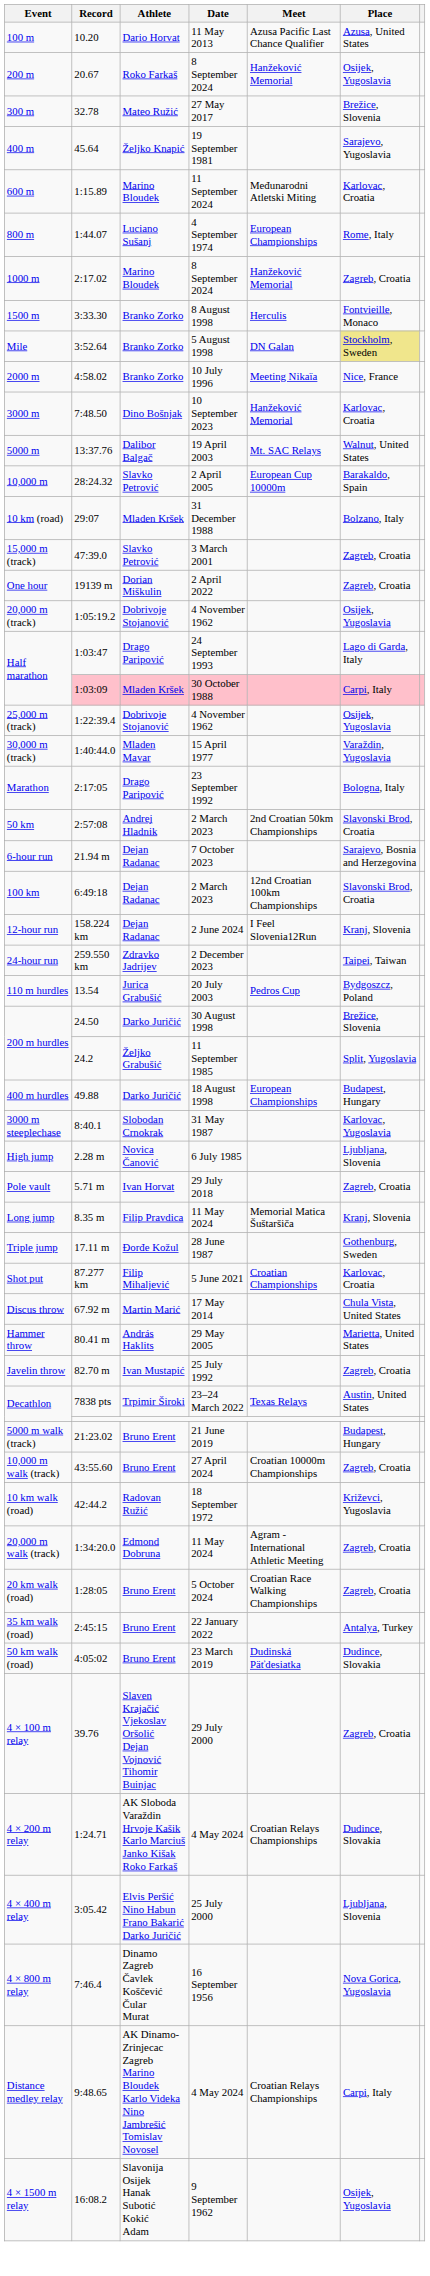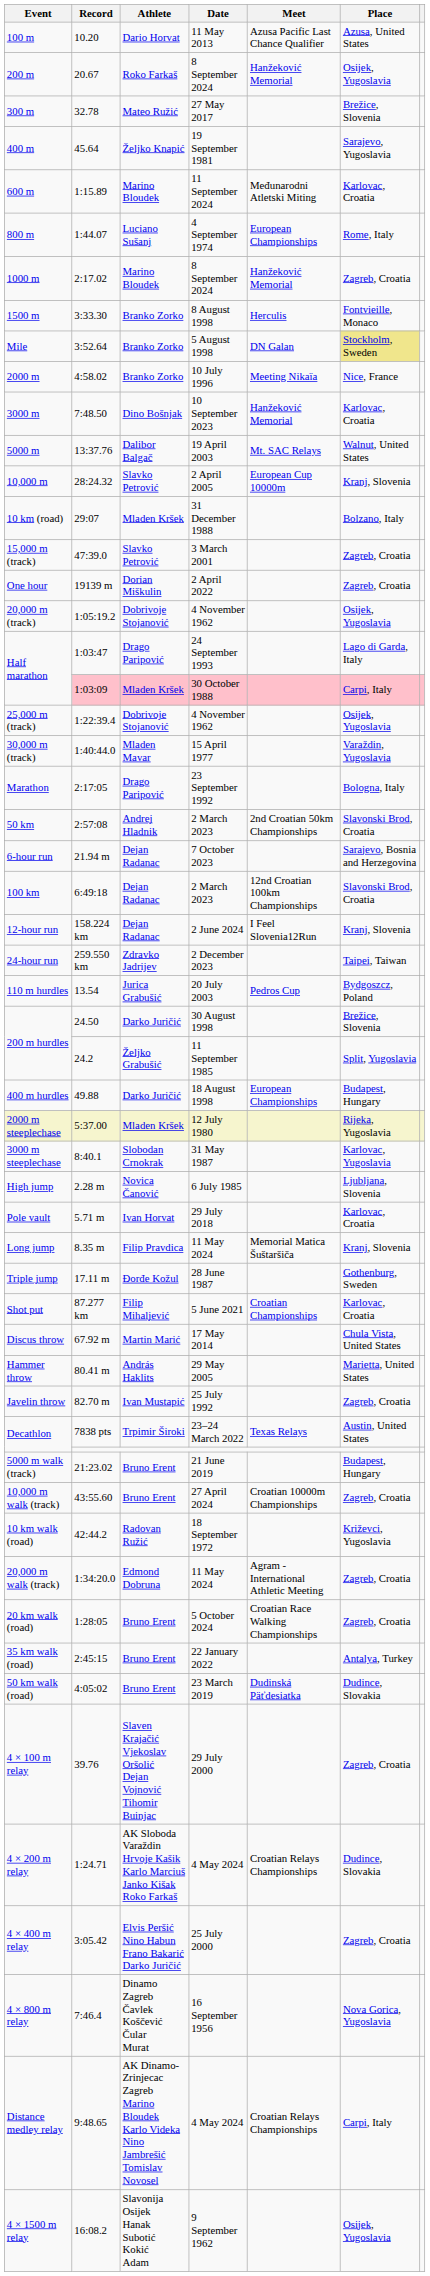(366, 481) Barakaldo, Spain -> (377, 481) Kranj, Slovenia
+ row: (34, 1126)
(377, 1187) Zagreb, Croatia -> (364, 1217) Karlovac, Croatia
(365, 1910) Ljubljana, Slovenia -> (377, 1940) Zagreb, Croatia
